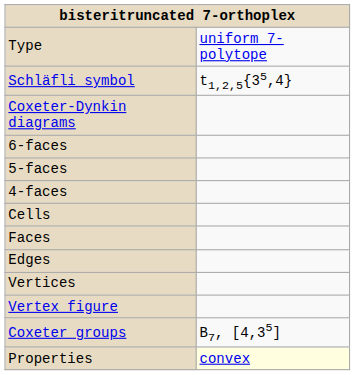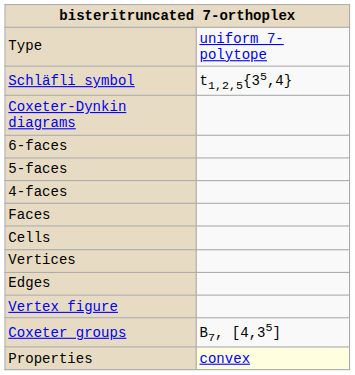rows swapped: (29, 215) <-> (29, 238)
rows swapped: (29, 261) <-> (42, 284)
